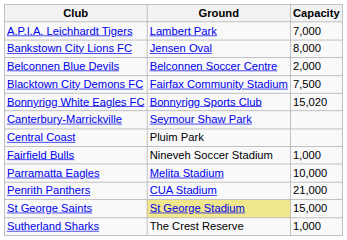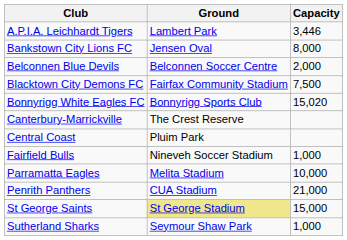(307, 31) 7,000 -> (307, 31) 3,446
(201, 119) Seymour Shaw Park -> (197, 119) The Crest Reserve
(197, 226) The Crest Reserve -> (201, 226) Seymour Shaw Park
